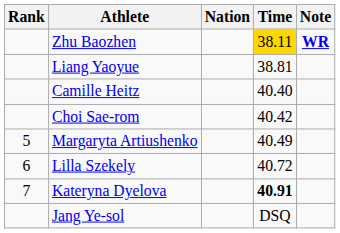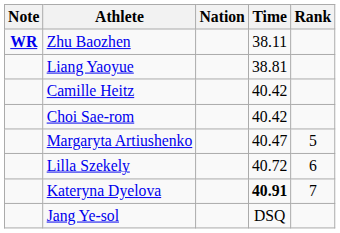columns swapped: (26, 16) <-> (315, 16)
(275, 41) gold background -> (270, 41) no background
(275, 91) 40.40 -> (270, 91) 40.42
(275, 141) 40.49 -> (270, 141) 40.47
